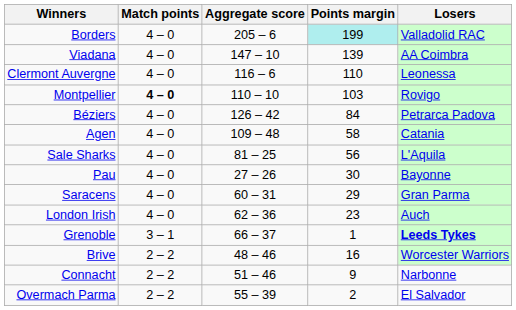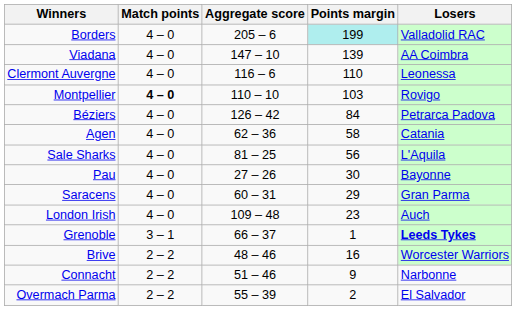(255, 134) 109 – 48 -> (255, 134) 62 – 36
(255, 214) 62 – 36 -> (255, 214) 109 – 48
